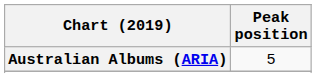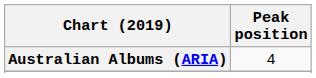(271, 59) 5 -> (271, 59) 4
